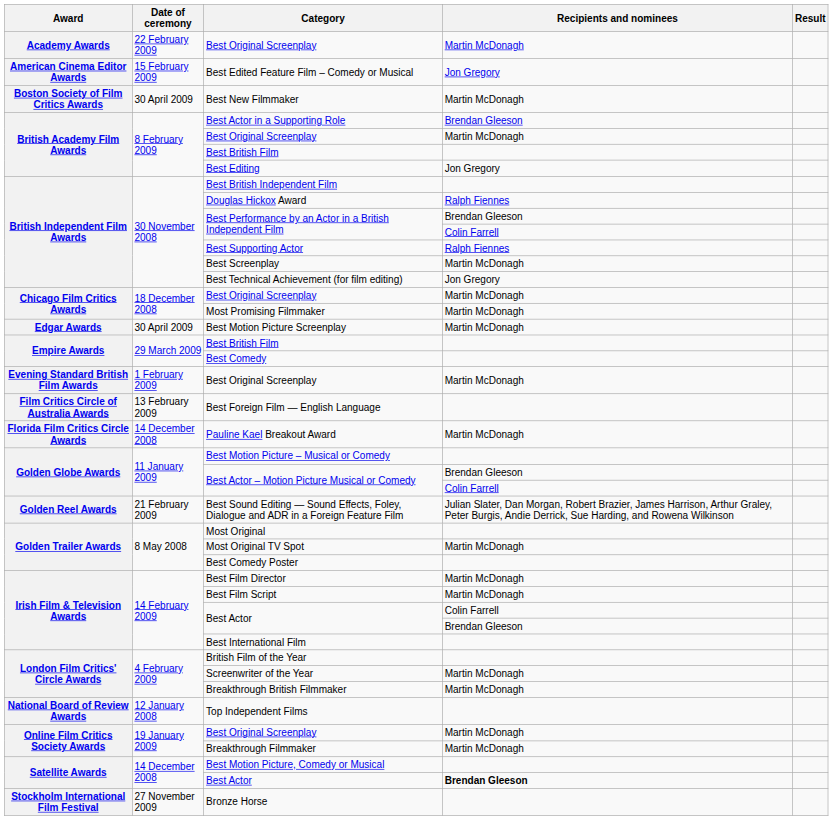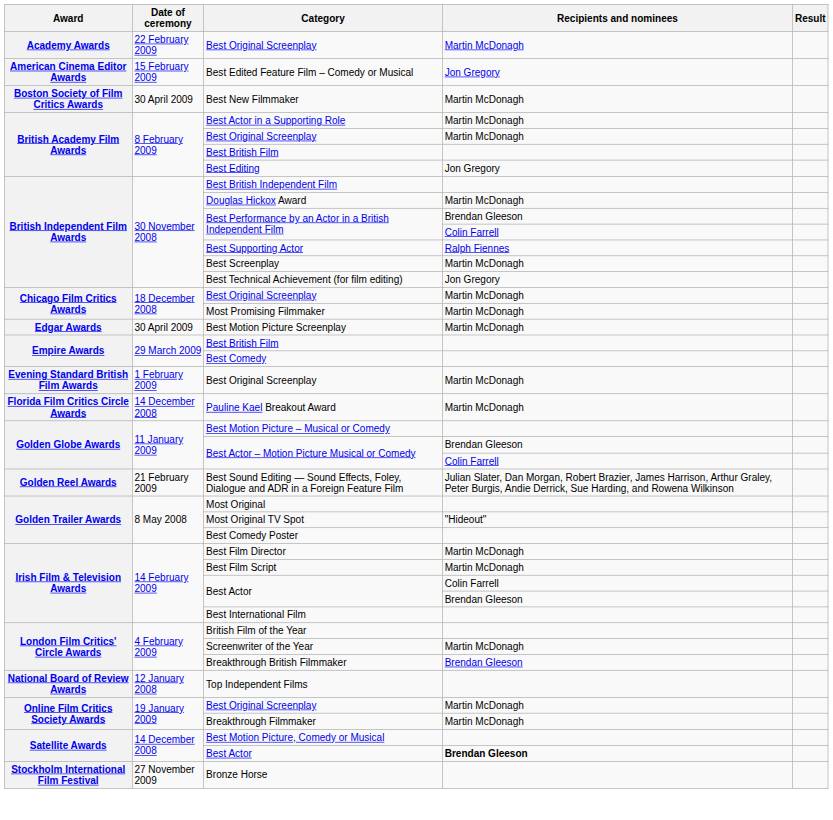(484, 121) Brendan Gleeson -> (484, 121) Martin McDonagh
(477, 200) Ralph Fiennes -> (484, 200) Martin McDonagh
- row: (68, 408)
(484, 547) Martin McDonagh -> (466, 520) "Hideout"
(484, 690) Martin McDonagh -> (484, 663) Brendan Gleeson
